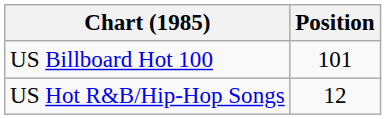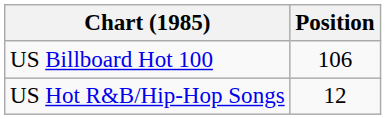(335, 59) 101 -> (335, 59) 106
